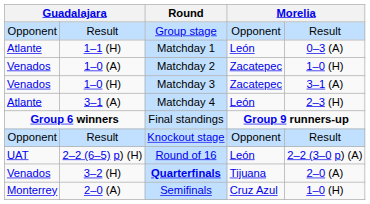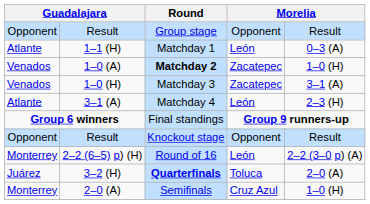(186, 66) normal -> (186, 66) bold
(18, 155) UAT -> (32, 155) Monterrey
(29, 173) Venados -> (24, 173) Juárez
(248, 173) Tijuana -> (246, 173) Toluca
